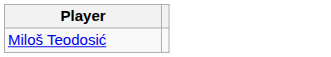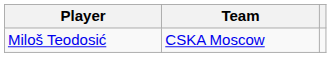+ column: (240, 16)
